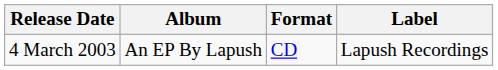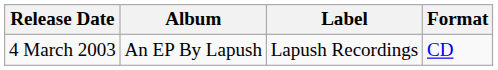columns swapped: (415, 19) <-> (301, 19)
